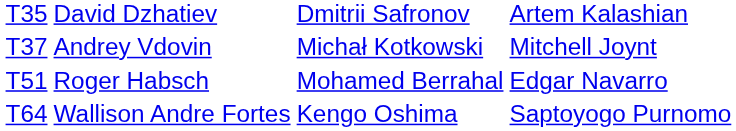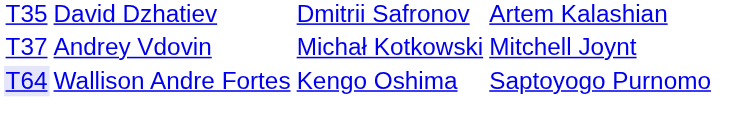- row: (131, 80)
(27, 114) no background -> (27, 80) lavender background
